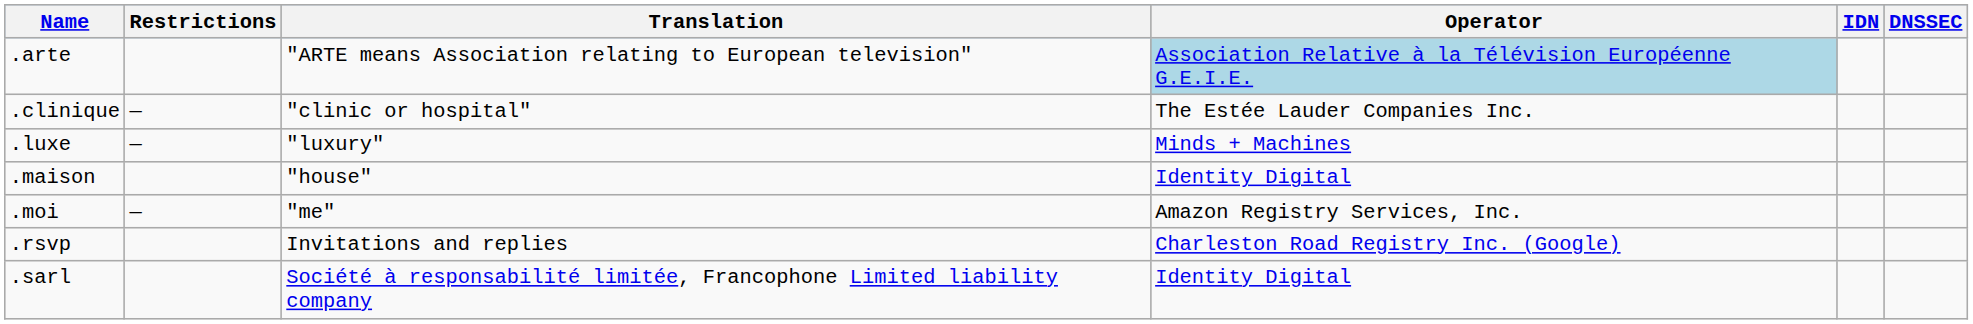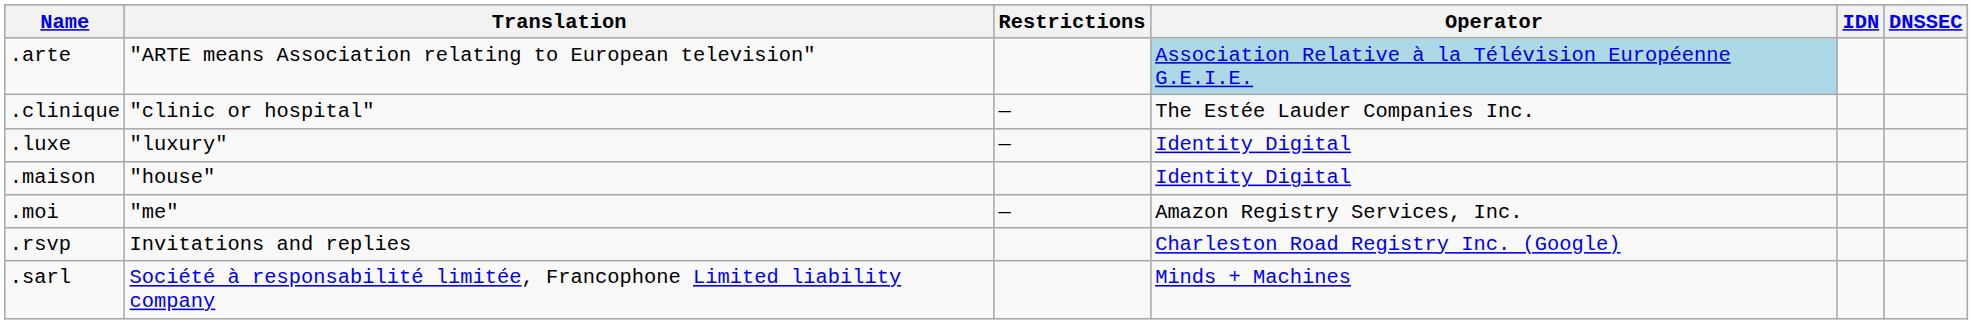columns swapped: (716, 21) <-> (203, 21)
(1253, 145) Minds + Machines -> (1253, 145) Identity Digital
(1253, 278) Identity Digital -> (1253, 278) Minds + Machines
